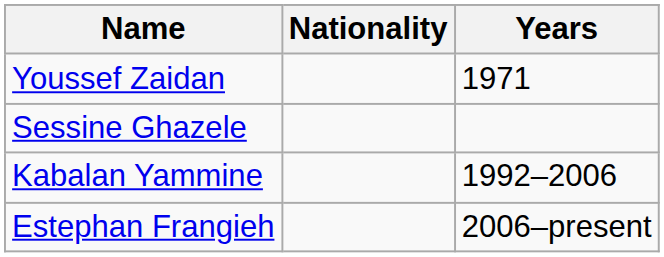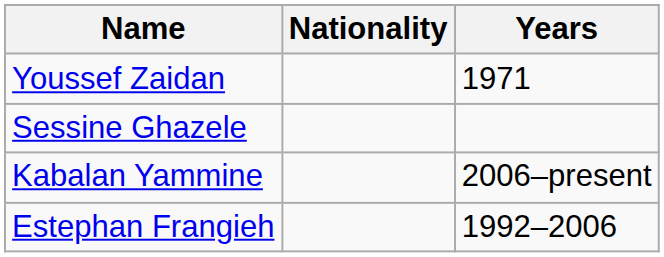(539, 176) 1992–2006 -> (557, 176) 2006–present
(557, 226) 2006–present -> (539, 226) 1992–2006
